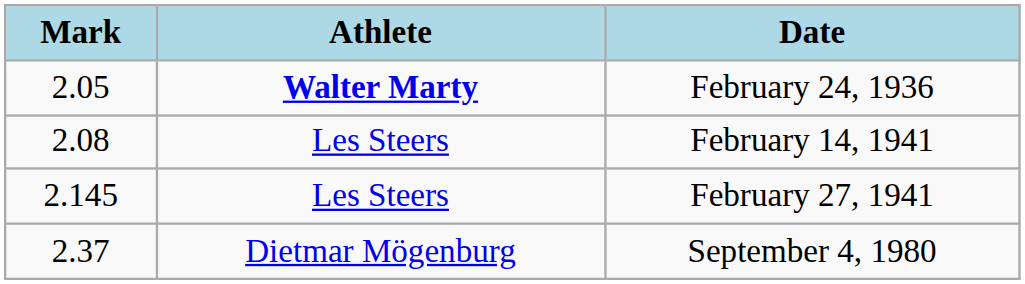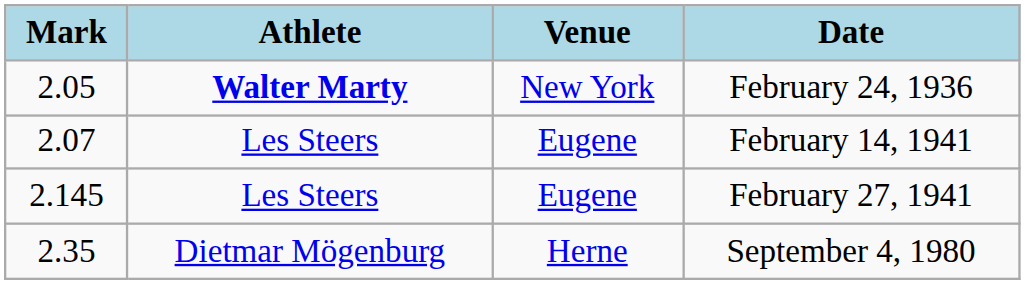+ column: (587, 32)
(81, 141) 2.08 -> (66, 141) 2.07
(81, 250) 2.37 -> (66, 250) 2.35
